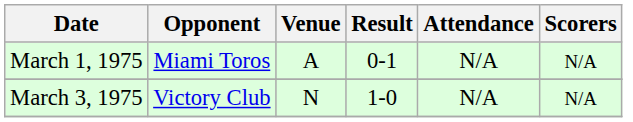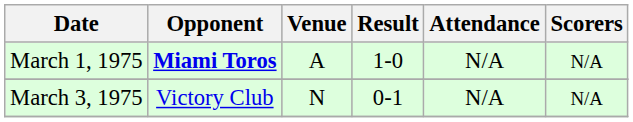(212, 60) normal -> (215, 60) bold
(382, 60) 0-1 -> (388, 60) 1-0
(382, 98) 1-0 -> (388, 98) 0-1
